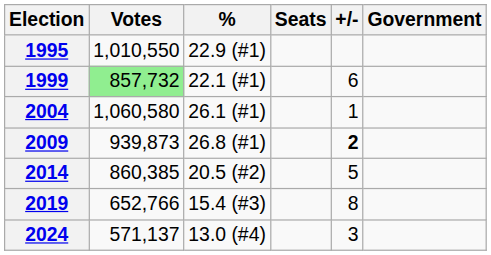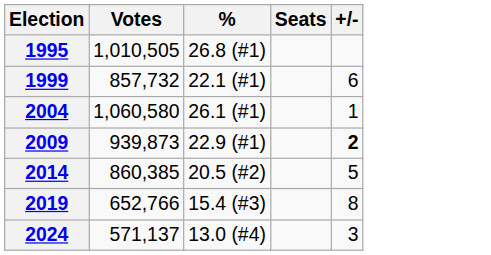- column: (424, 19)
(136, 50) 1,010,550 -> (136, 50) 1,010,505
(227, 50) 22.9 (#1) -> (227, 50) 26.8 (#1)
(144, 81) lightgreen background -> (144, 81) no background
(227, 142) 26.8 (#1) -> (227, 142) 22.9 (#1)
